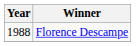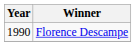(19, 32) 1988 -> (19, 32) 1990
